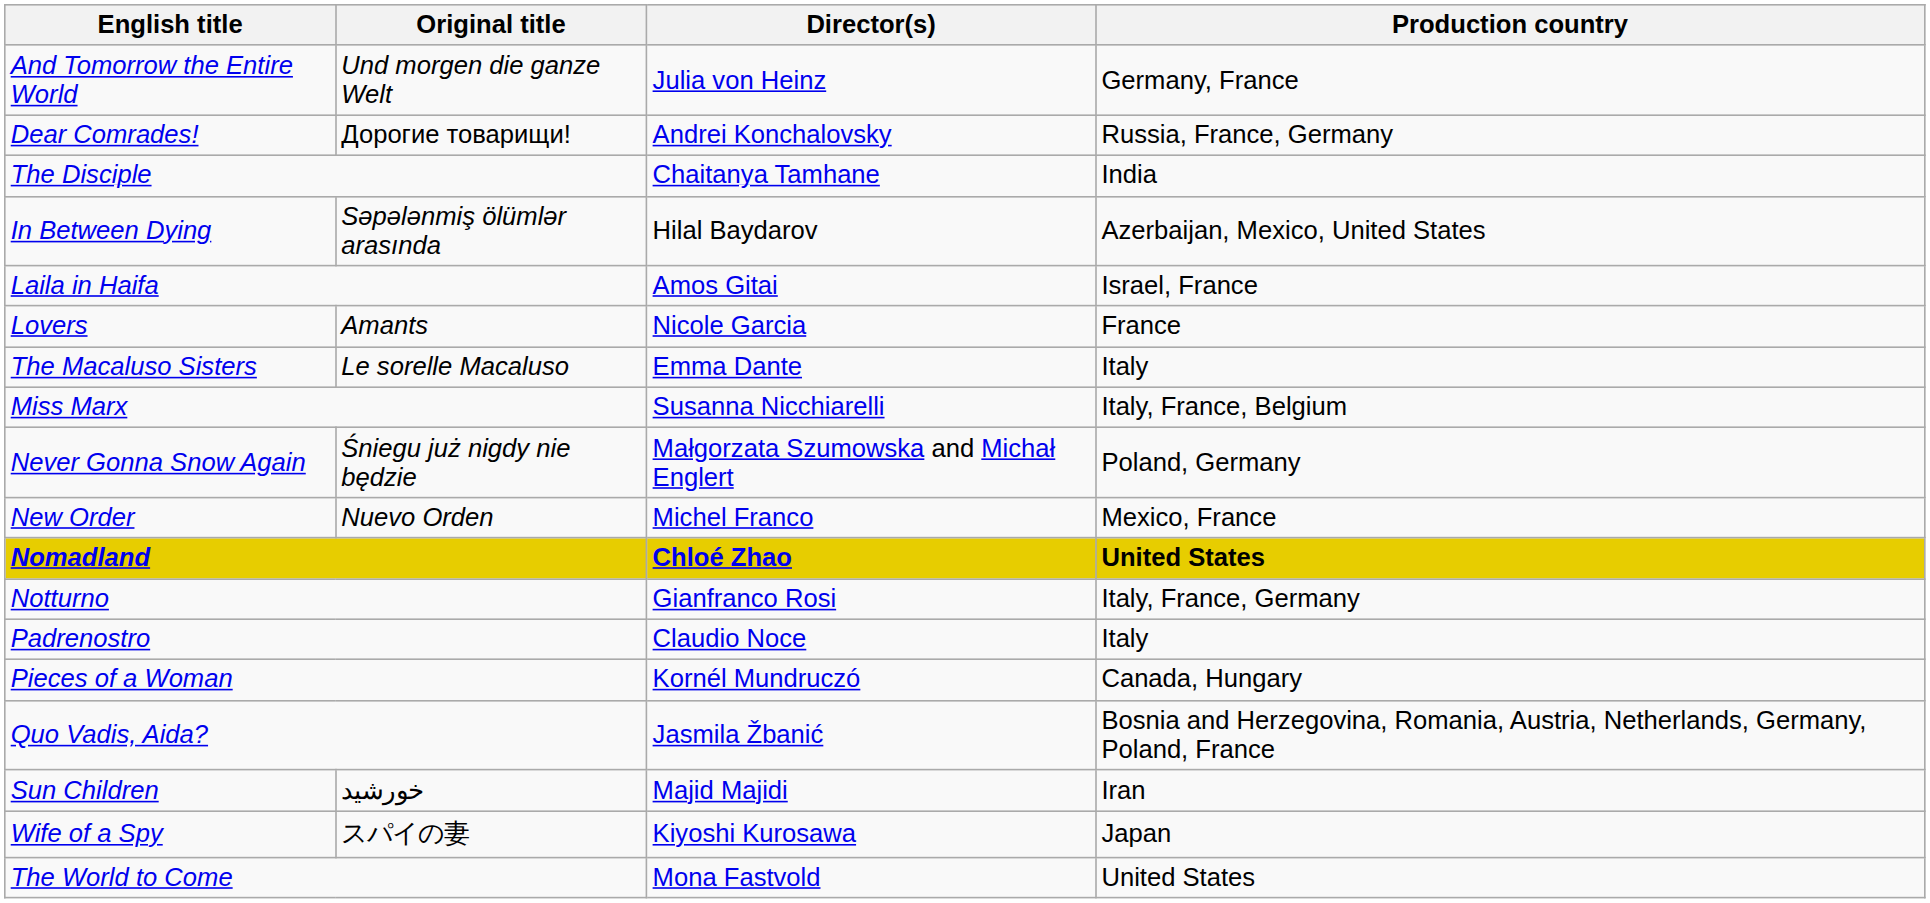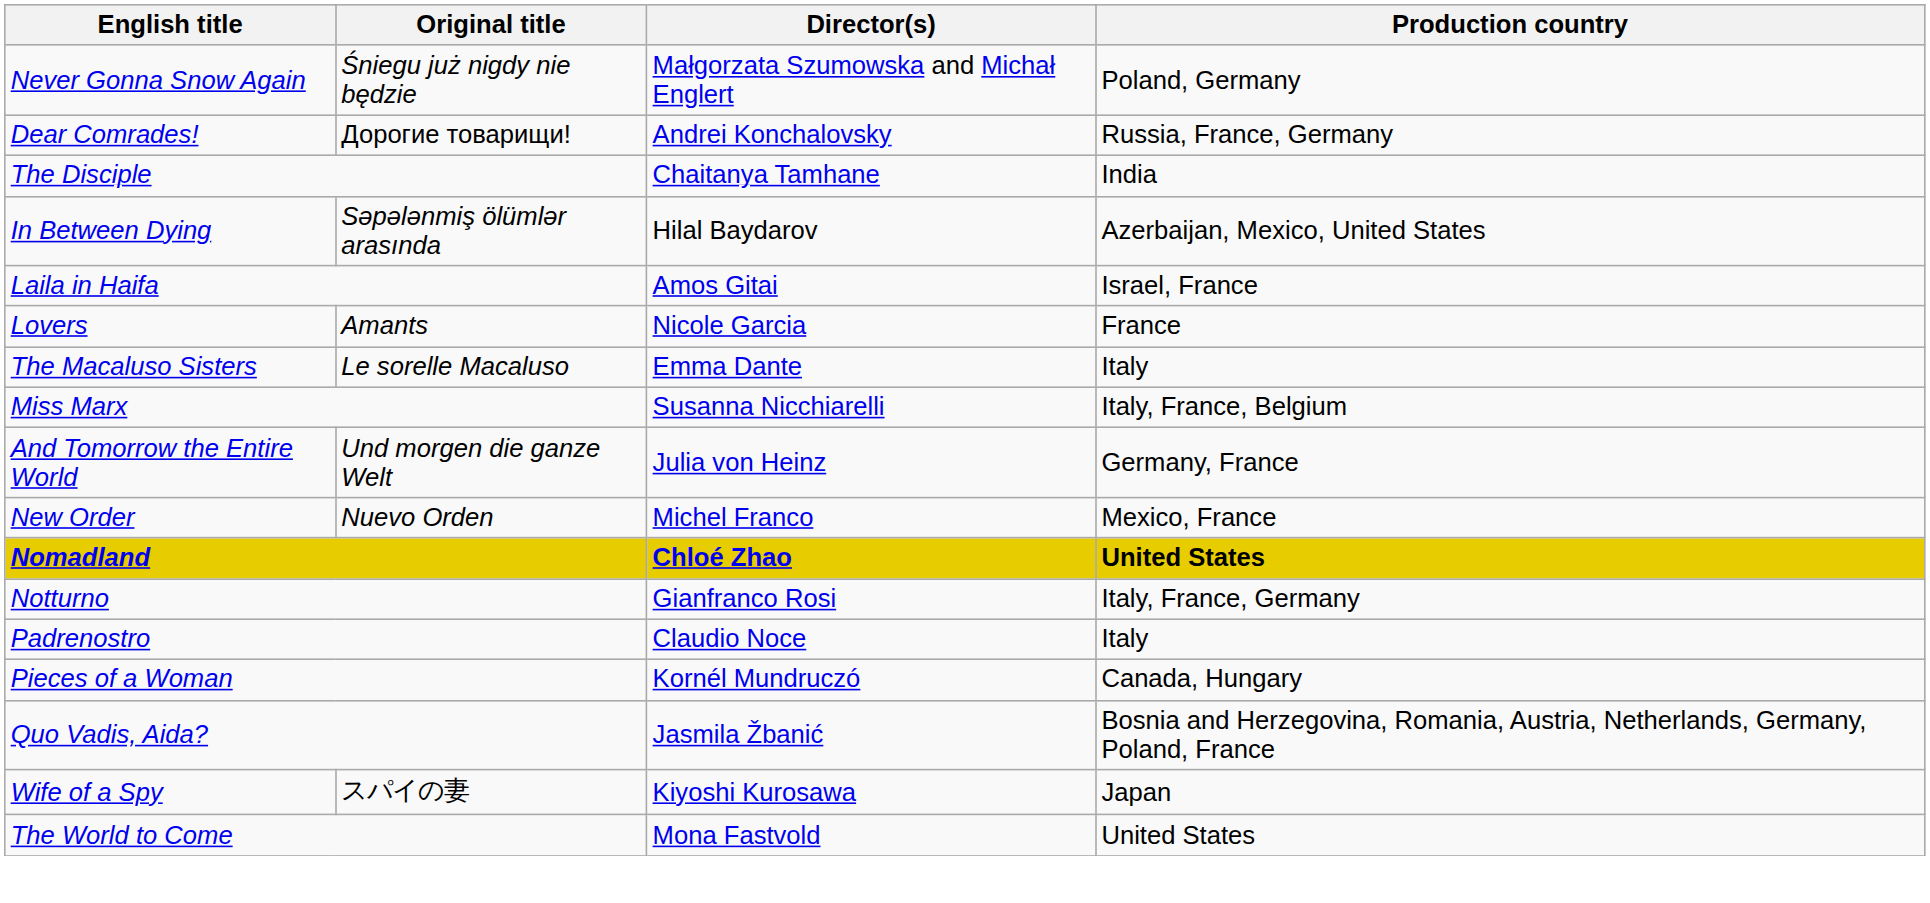rows swapped: (152, 79) <-> (158, 462)
- row: (85, 790)
